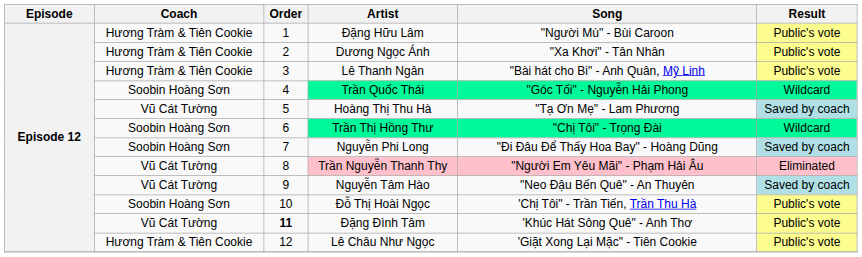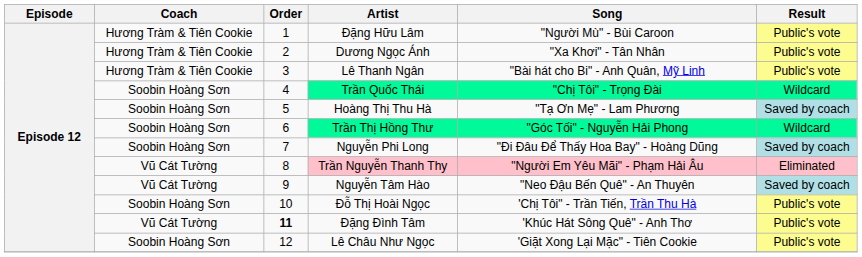(607, 90) "Góc Tối" - Nguyễn Hải Phong -> (607, 90) "Chị Tôi" - Trọng Đài
(179, 109) Vũ Cát Tường -> (179, 109) Soobin Hoàng Sơn
(607, 128) "Chị Tôi" - Trọng Đài -> (607, 128) "Góc Tối" - Nguyễn Hải Phong
(179, 242) Hương Tràm & Tiên Cookie -> (179, 242) Soobin Hoàng Sơn
